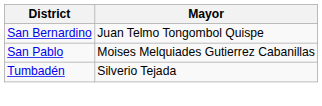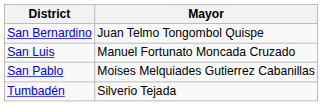+ row: (31, 52)
